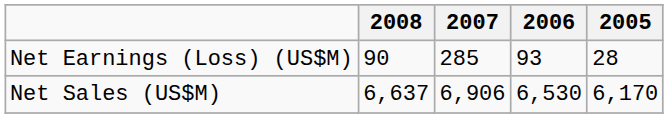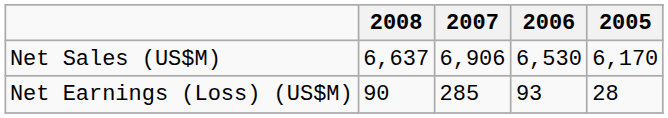rows swapped: (115, 94) <-> (181, 59)
